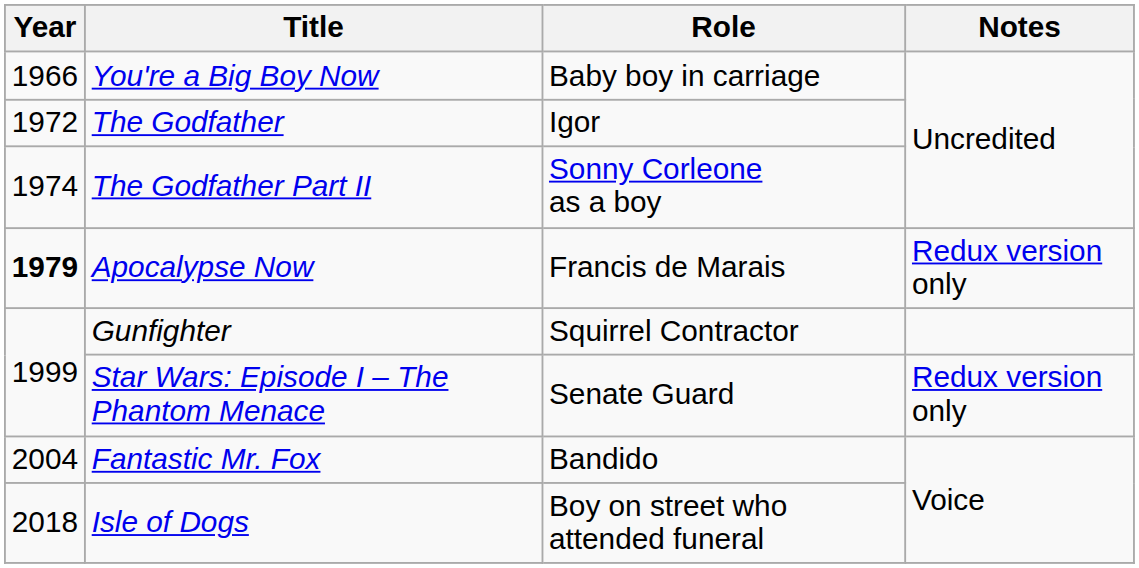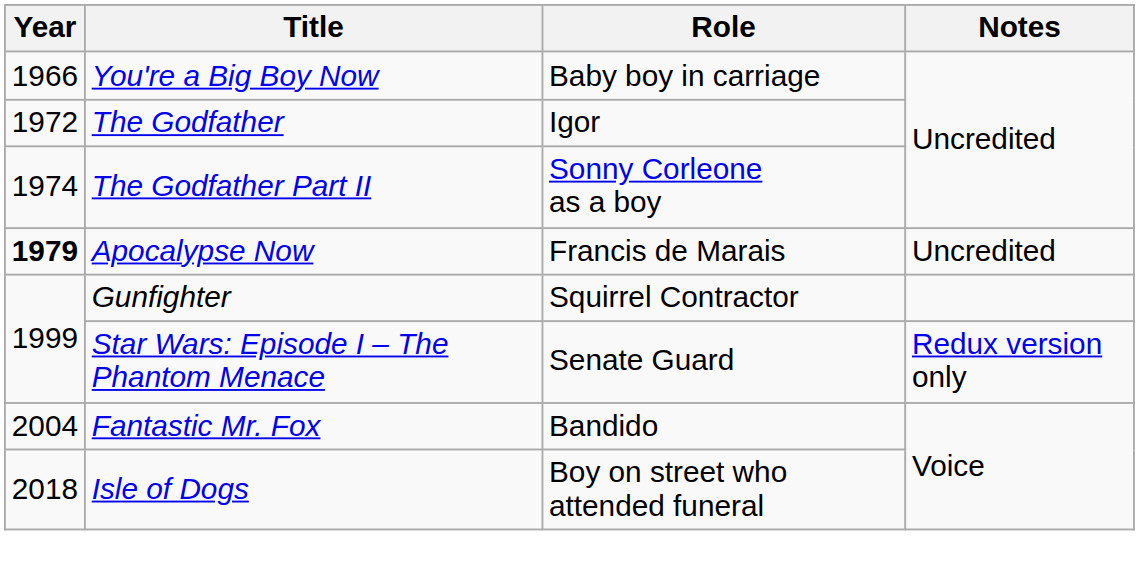(1007, 267) Redux version only -> (984, 250) Uncredited
